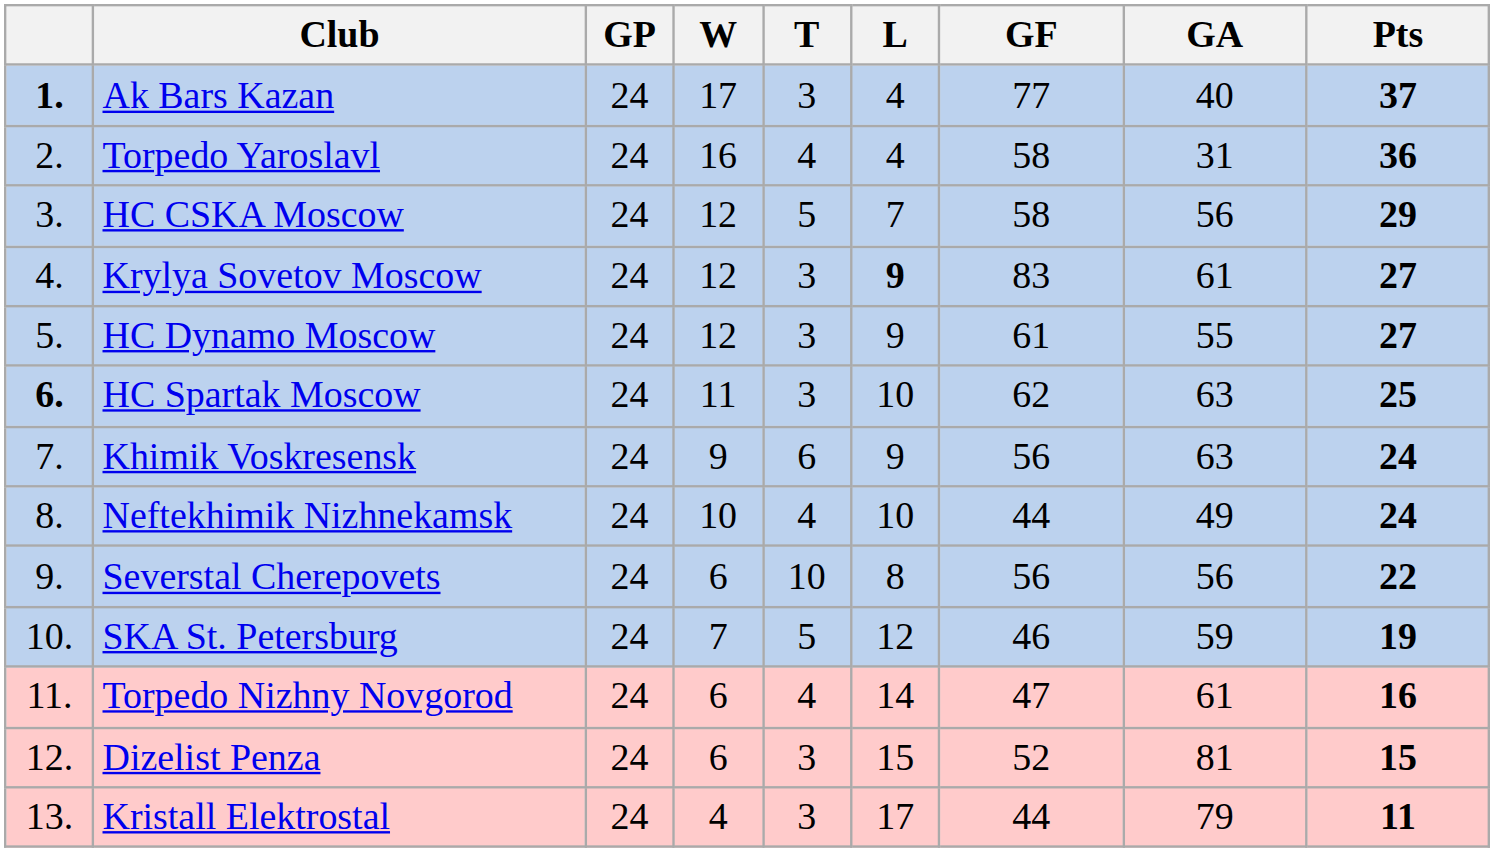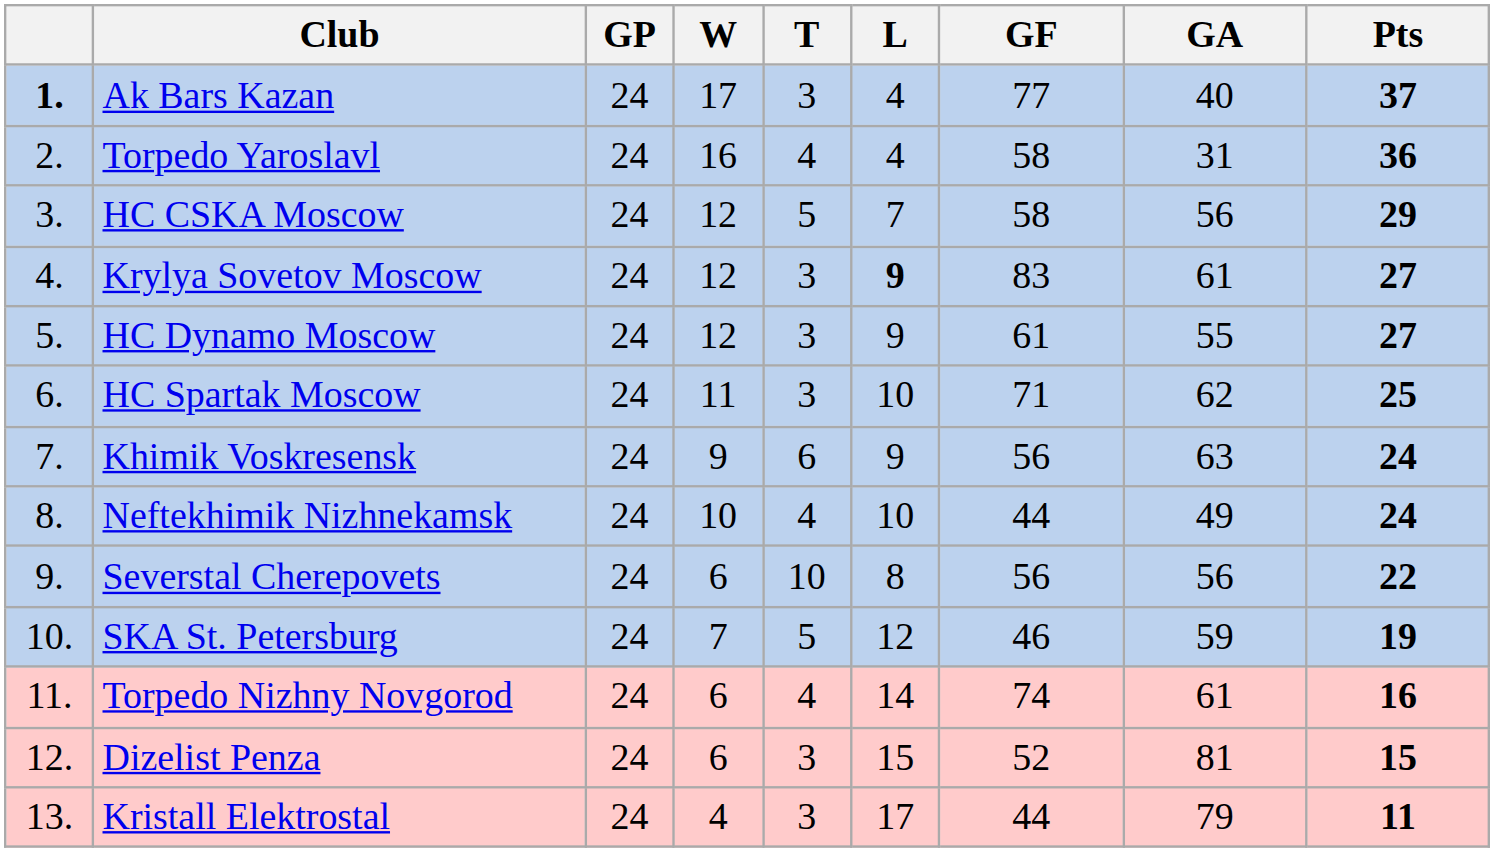(49, 395) bold -> (49, 395) normal
(1031, 395) 62 -> (1031, 395) 71
(1215, 395) 63 -> (1215, 395) 62
(1031, 696) 47 -> (1031, 696) 74
